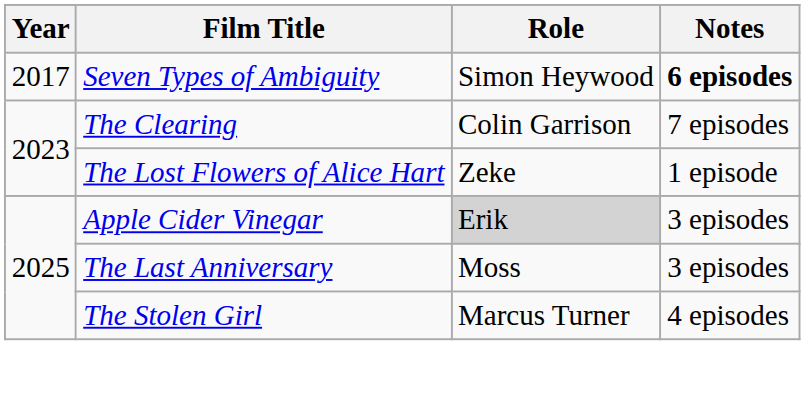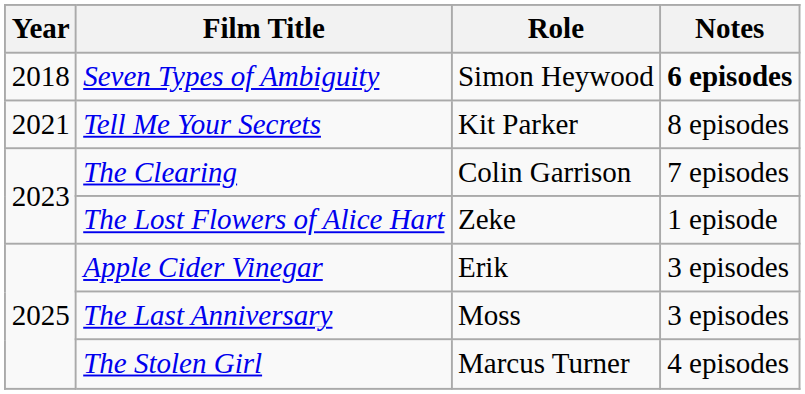(41, 76) 2017 -> (41, 76) 2018
+ row: (202, 124)
(483, 220) lightgrey background -> (483, 267) no background
